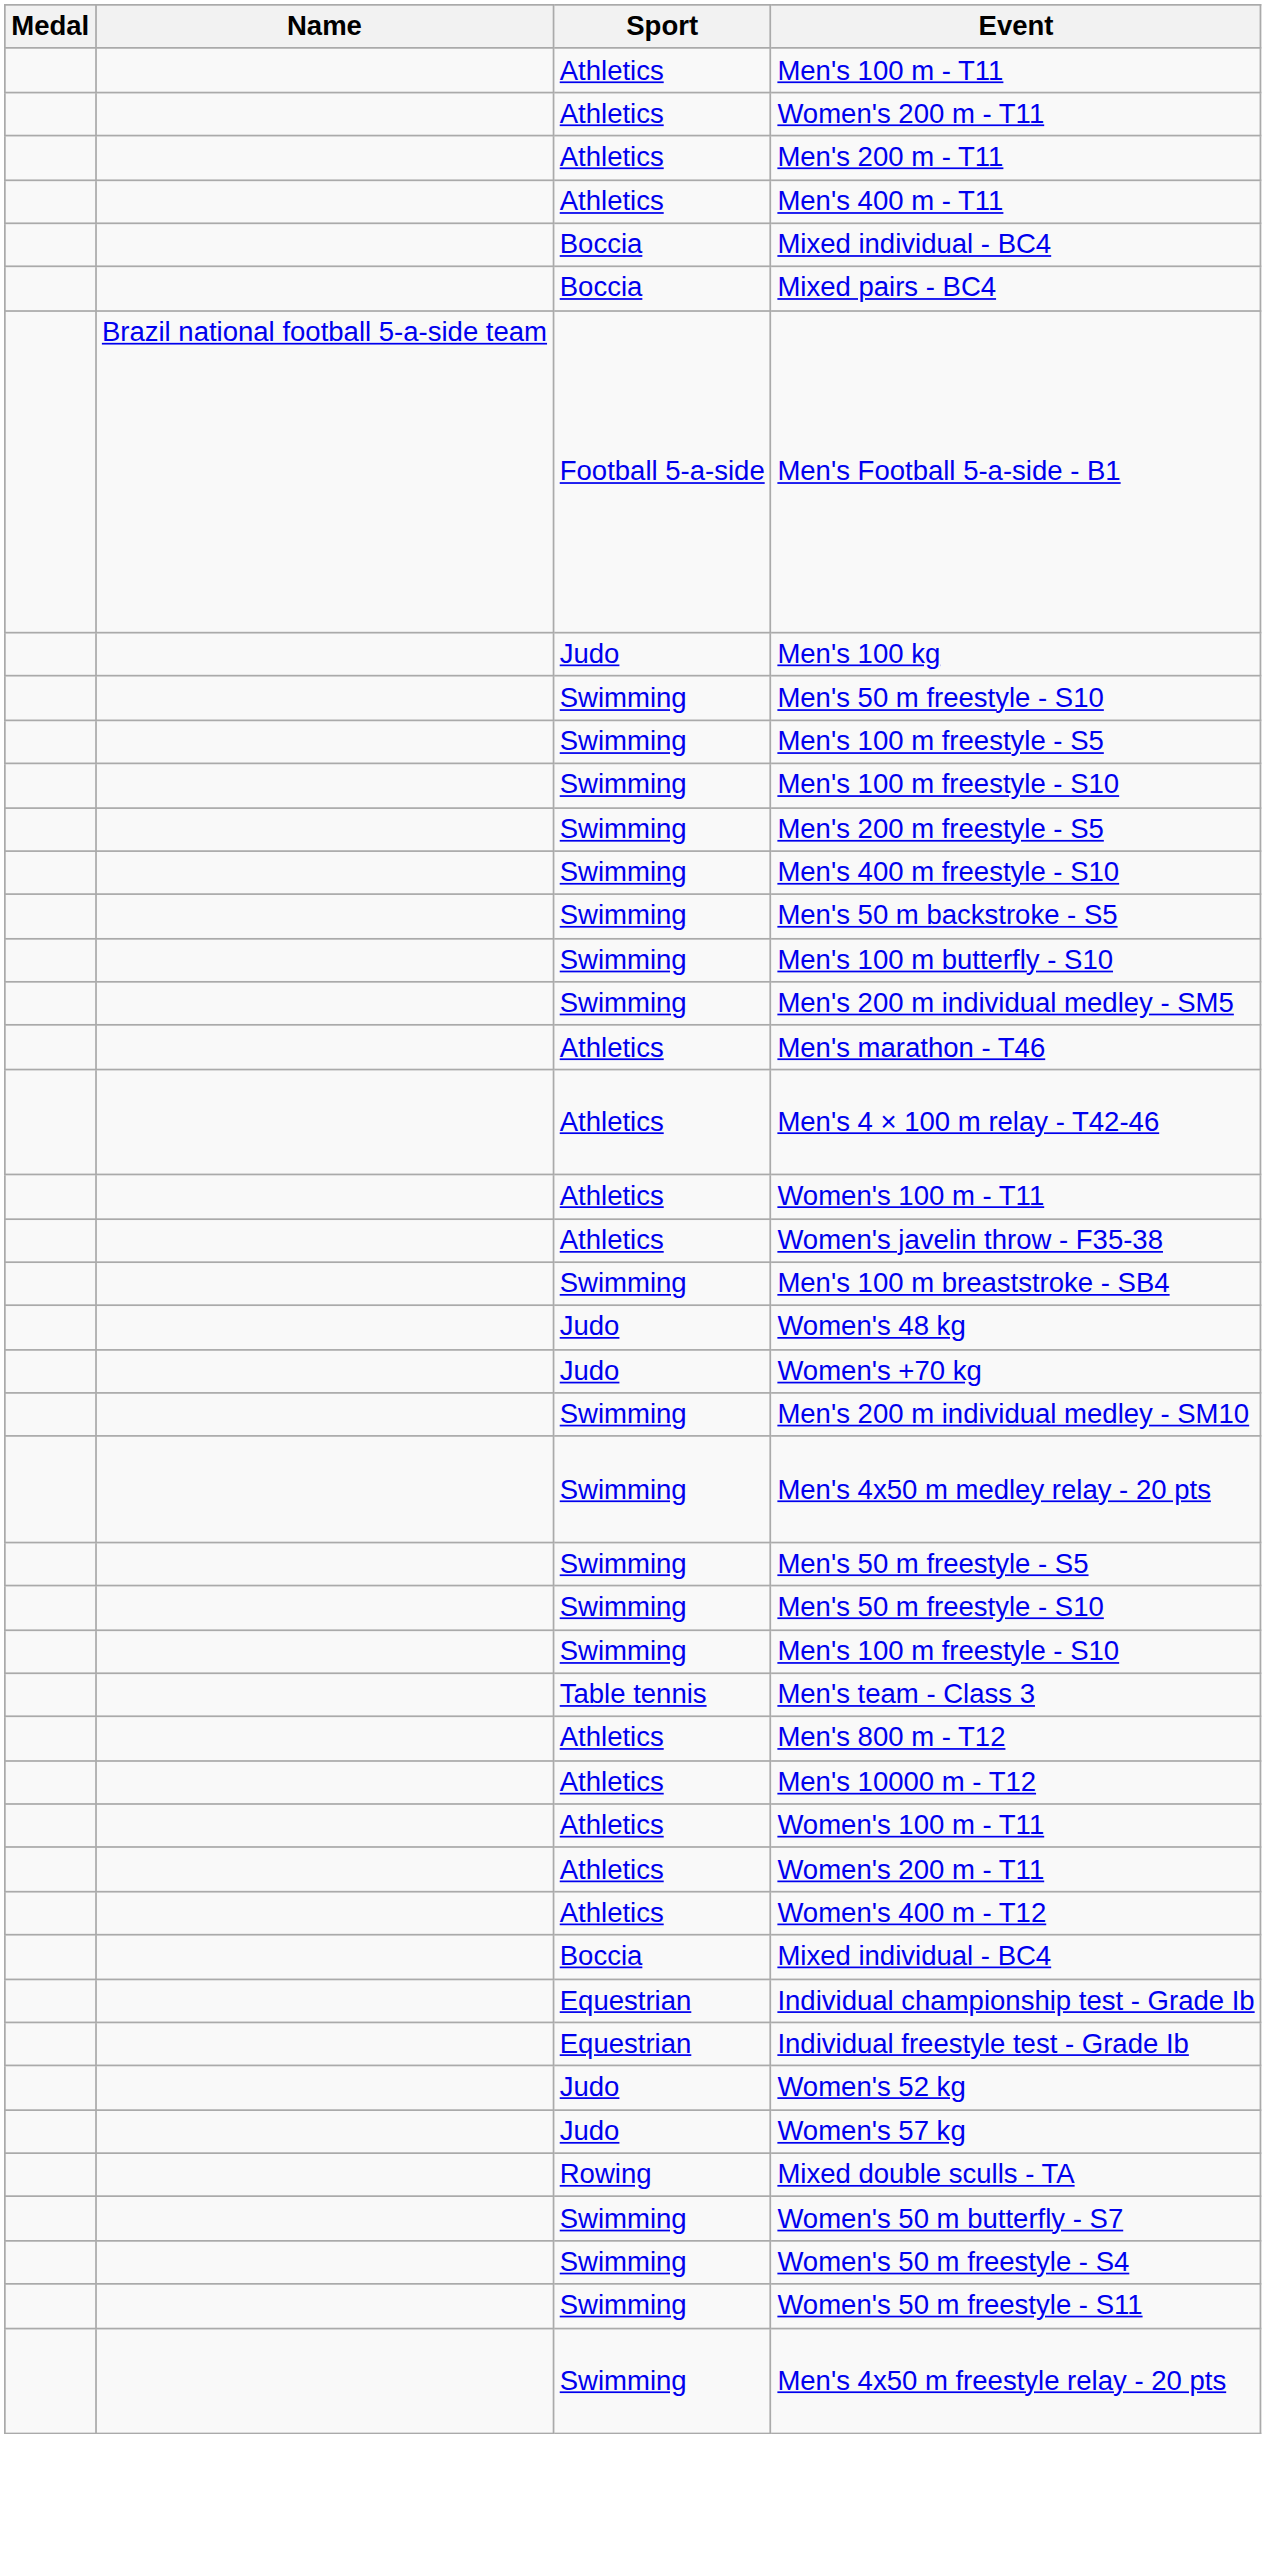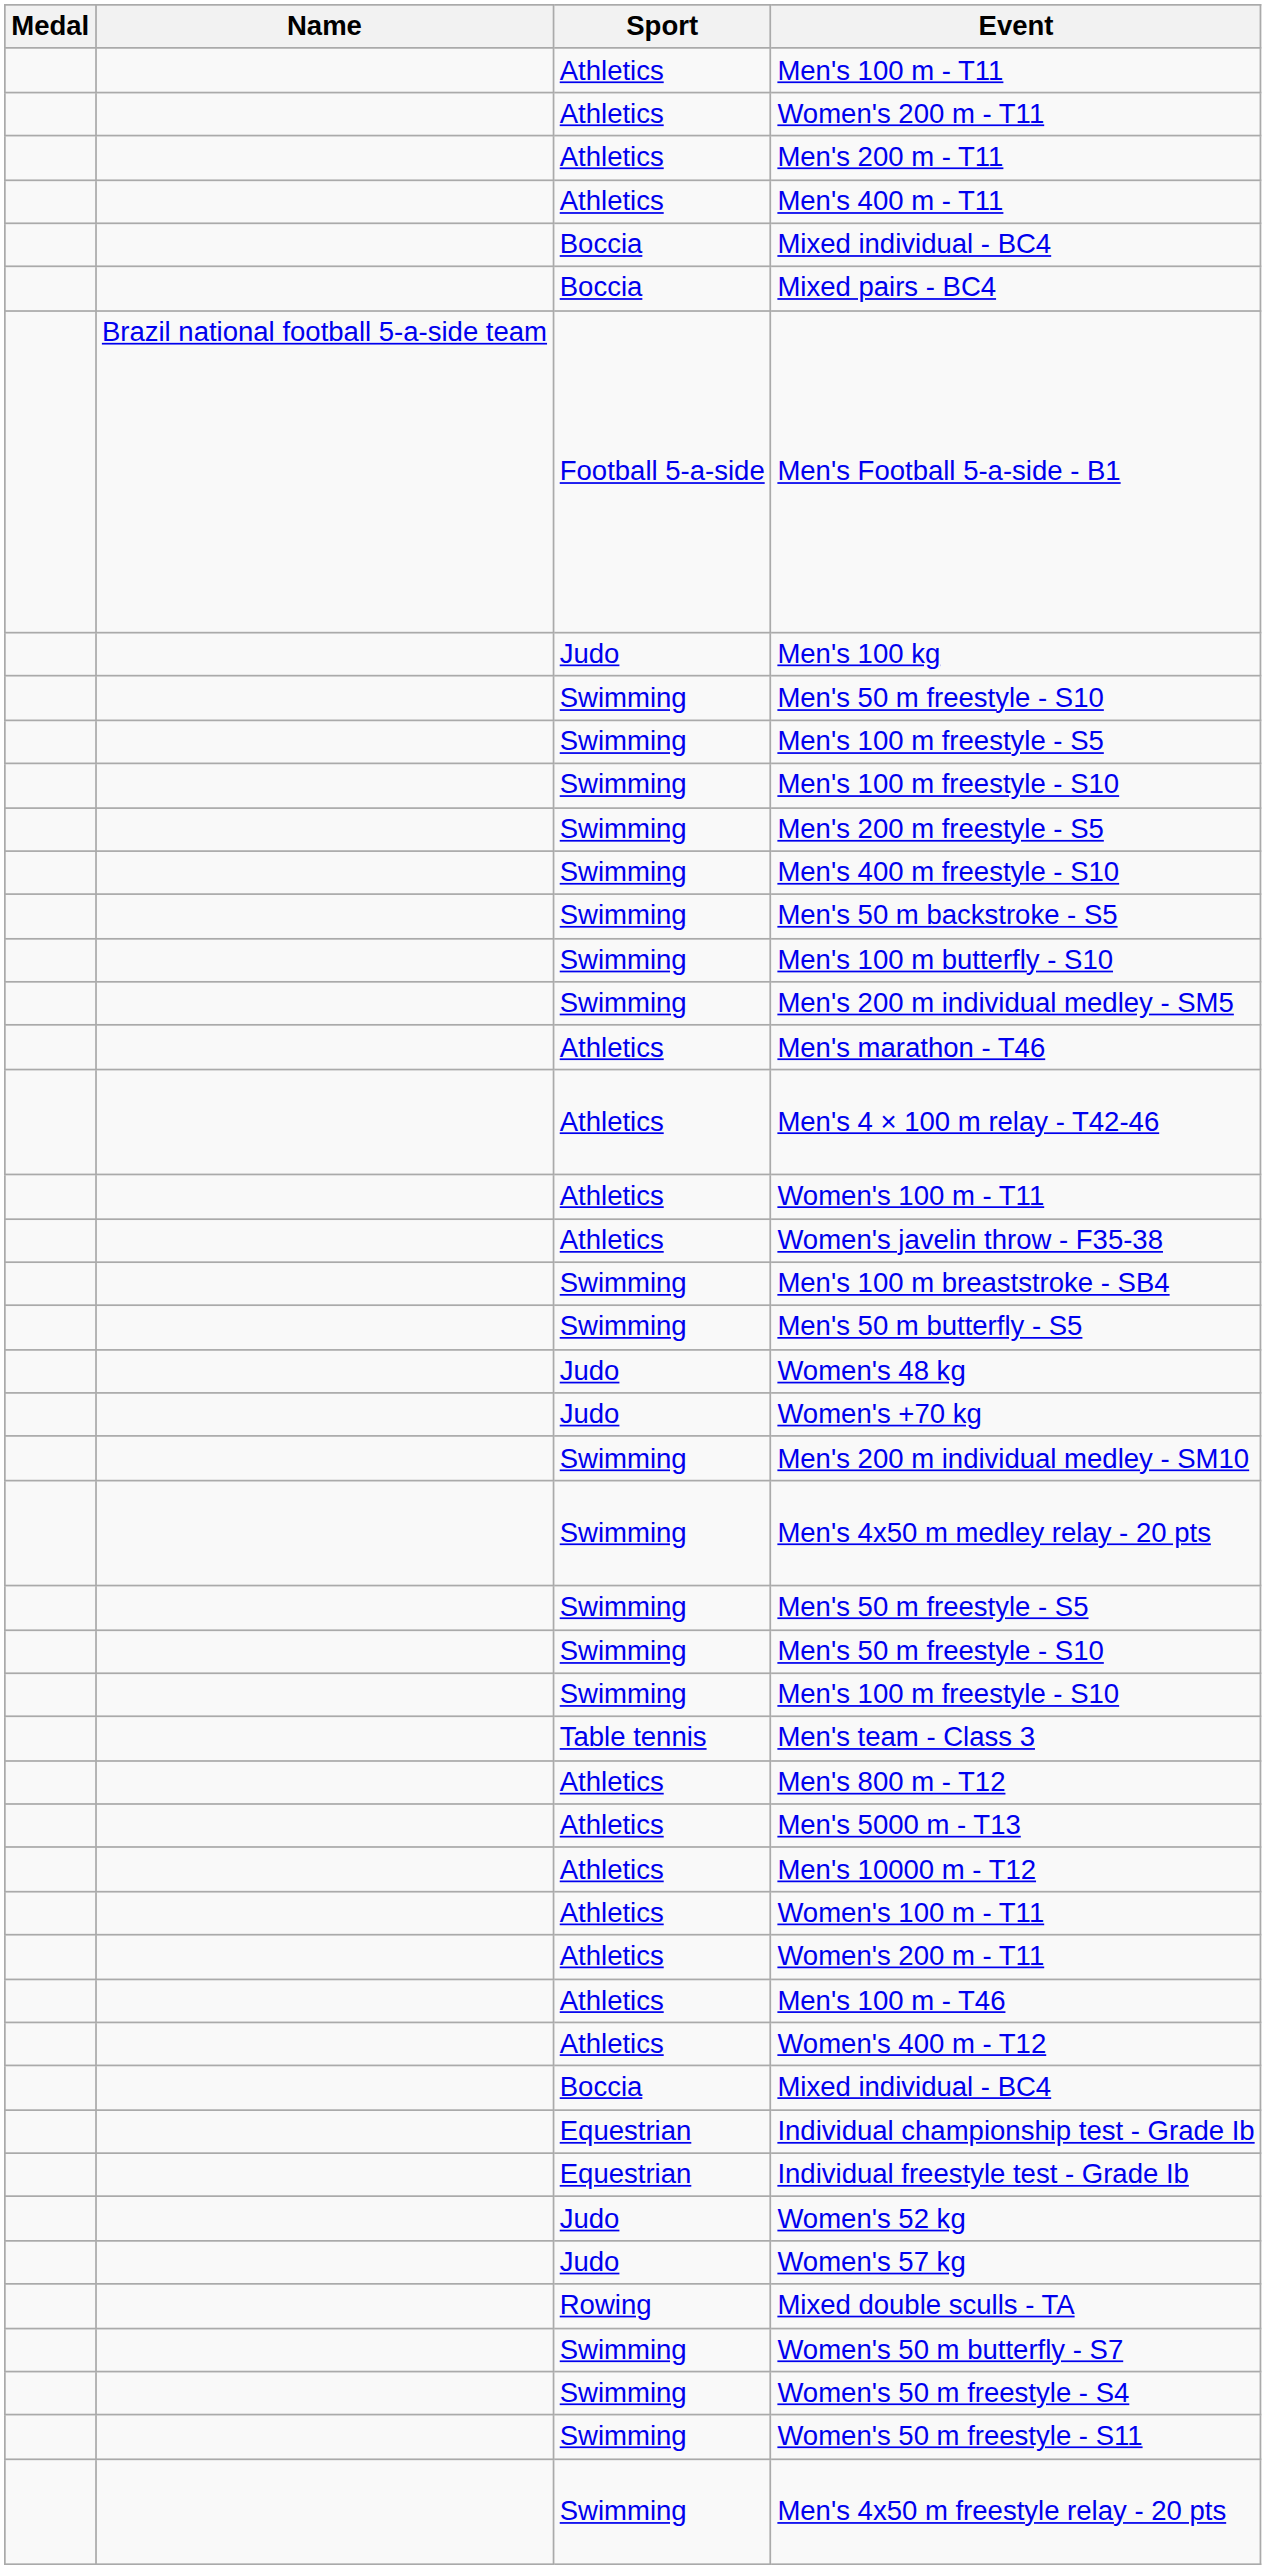+ row: (623, 1327)
+ row: (612, 1825)
+ row: (612, 2000)
